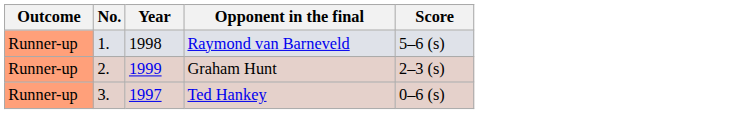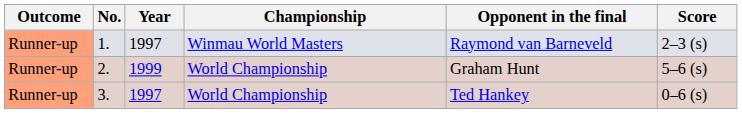+ column: (315, 17)
(145, 43) 1998 -> (145, 43) 1997
(422, 43) 5–6 (s) -> (684, 43) 2–3 (s)
(422, 69) 2–3 (s) -> (684, 69) 5–6 (s)
